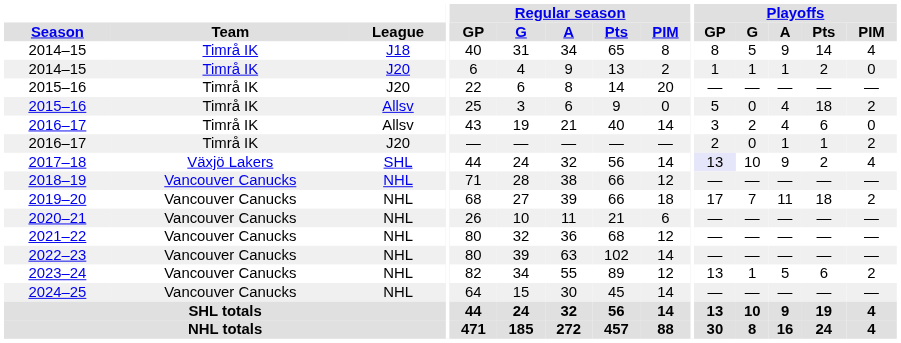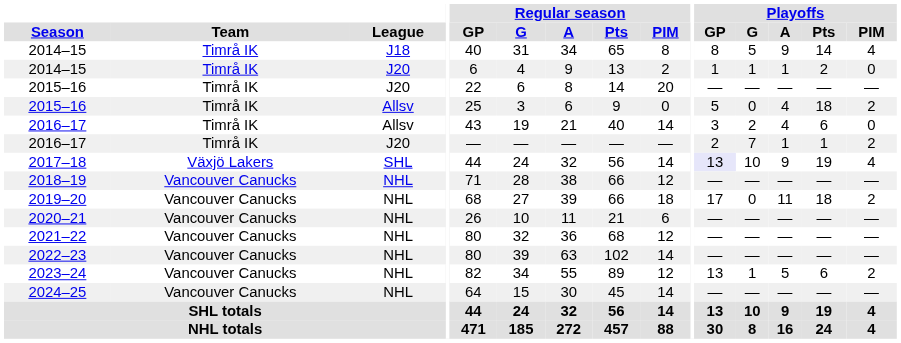(752, 143) 0 -> (752, 143) 7
(824, 162) 2 -> (824, 162) 19
(752, 199) 7 -> (752, 199) 0
